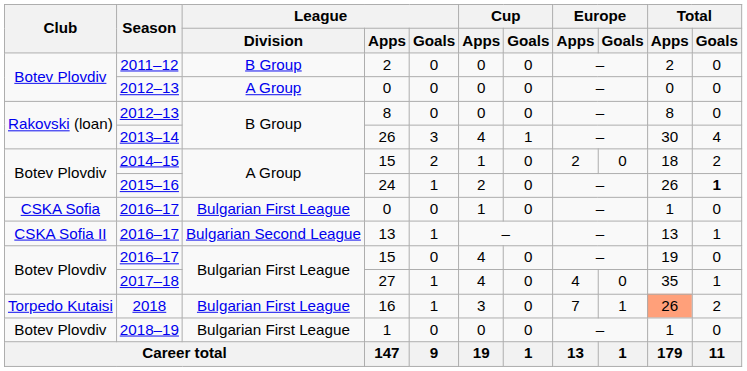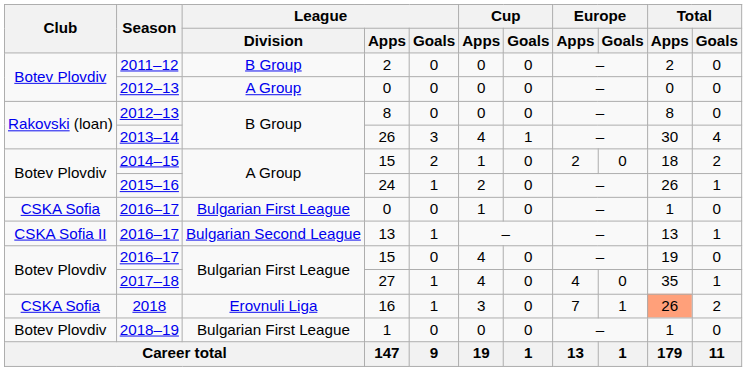(717, 185) bold -> (717, 185) normal
(60, 305) Torpedo Kutaisi -> (60, 305) CSKA Sofia
(273, 305) Bulgarian First League -> (273, 305) Erovnuli Liga
